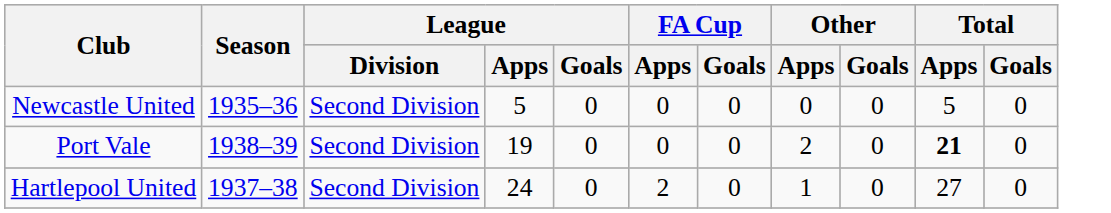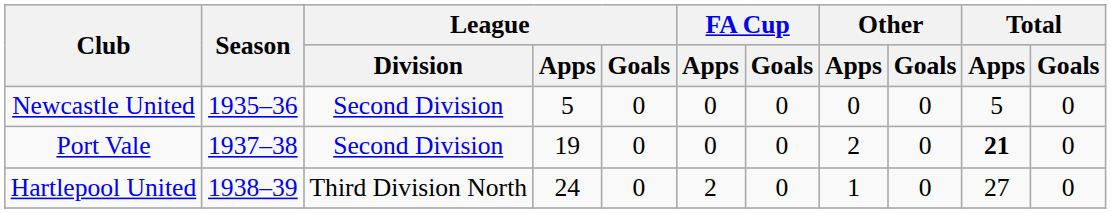(253, 146) 1938–39 -> (253, 146) 1937–38
(253, 187) 1937–38 -> (253, 187) 1938–39
(394, 187) Second Division -> (418, 187) Third Division North
